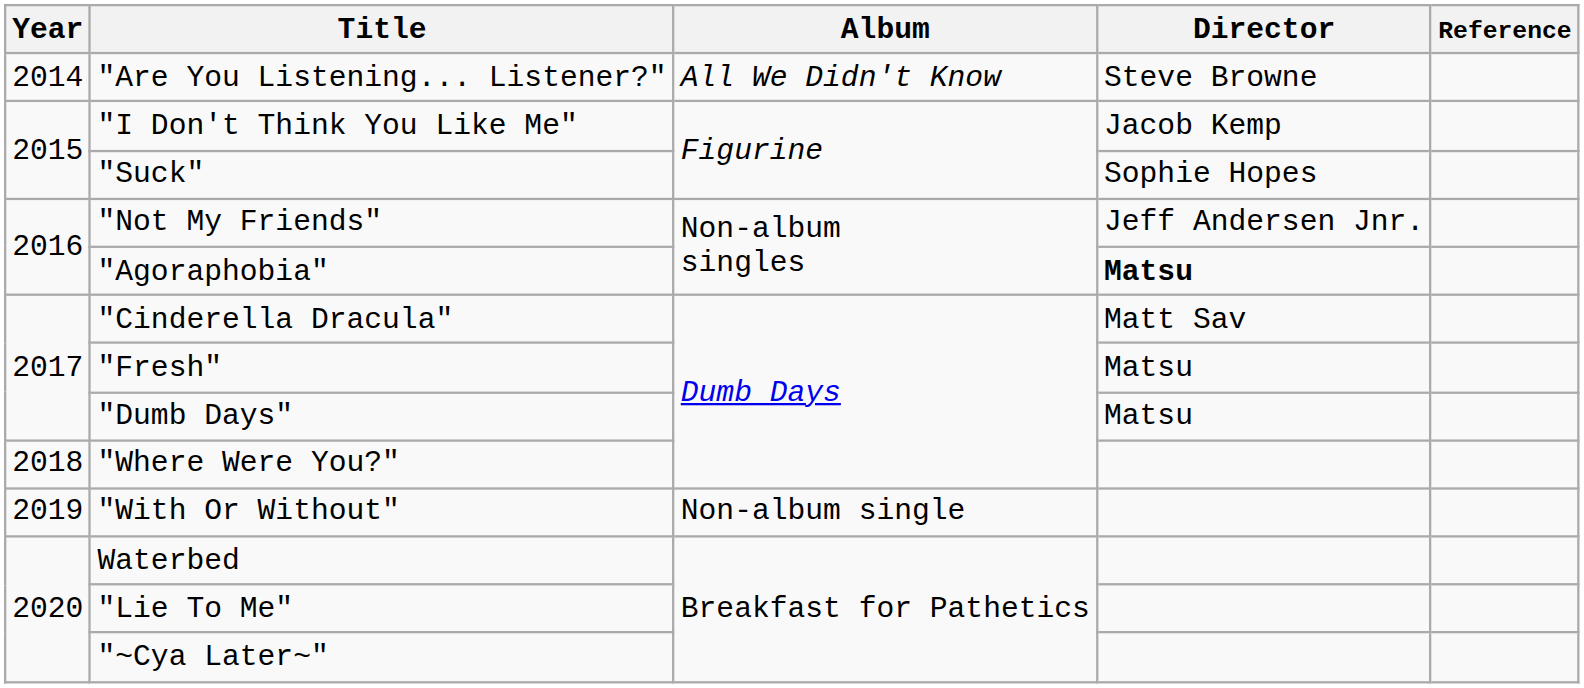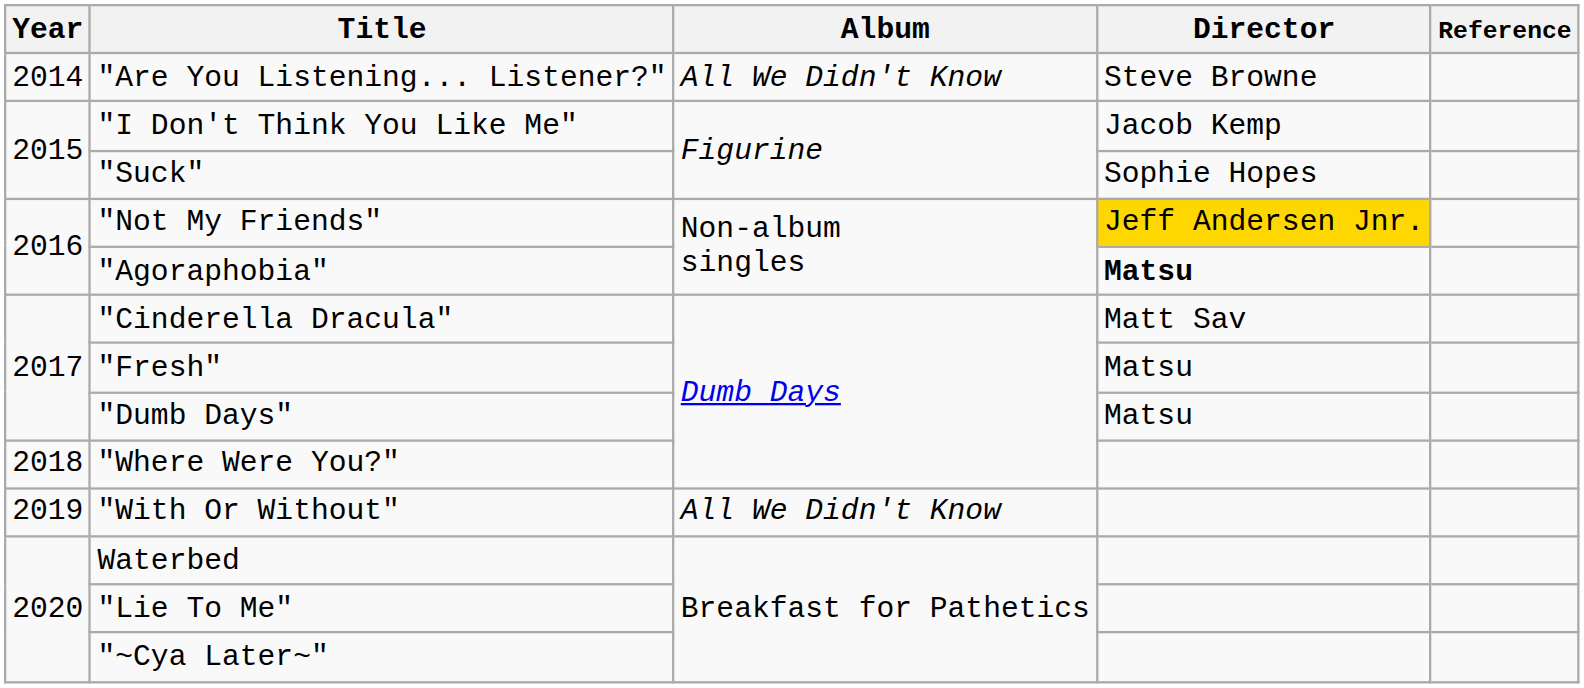(1264, 223) no background -> (1264, 223) gold background
(823, 512) Non-album single -> (841, 512) All We Didn't Know
